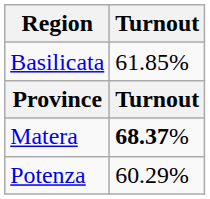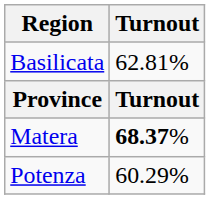(152, 61) 61.85% -> (152, 61) 62.81%
